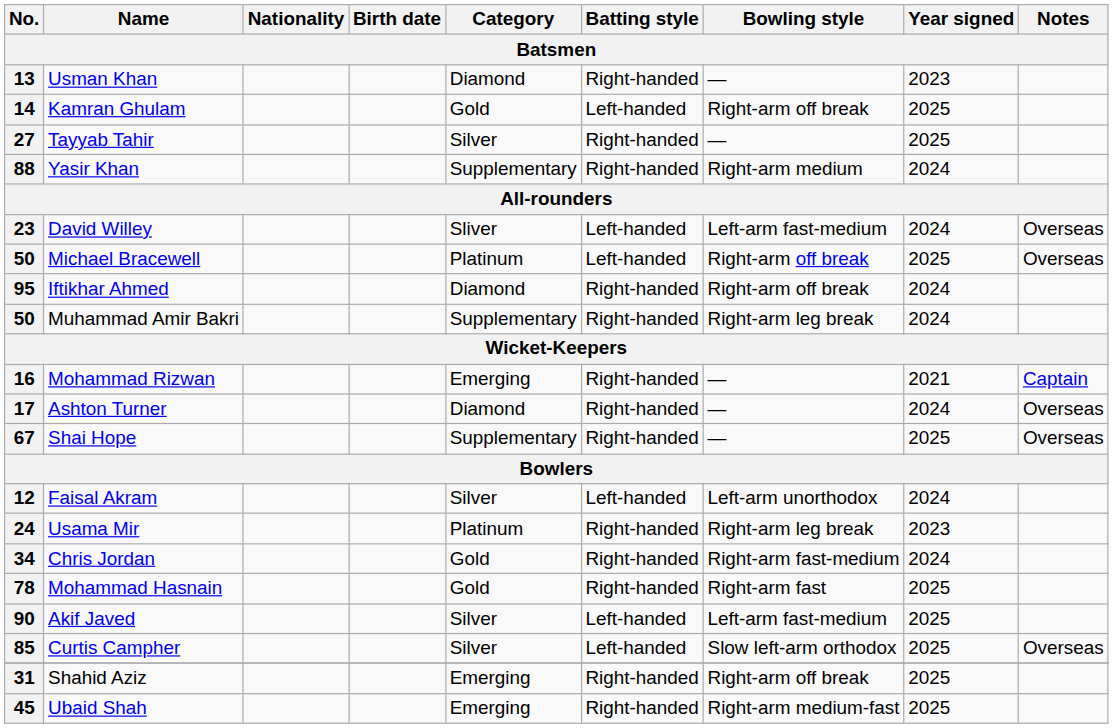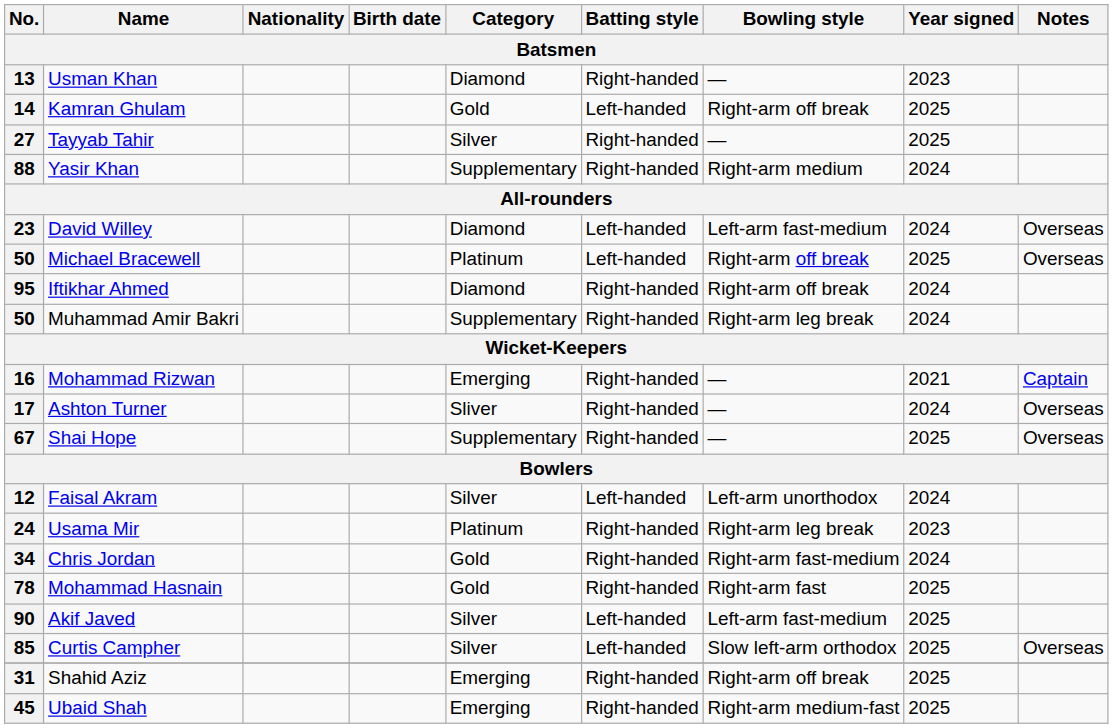(473, 229) Sliver -> (488, 229) Diamond
(488, 408) Diamond -> (473, 408) Sliver
